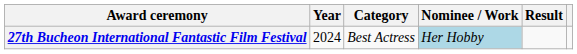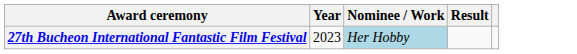- column: (381, 15)
(327, 37) 2024 -> (327, 37) 2023
